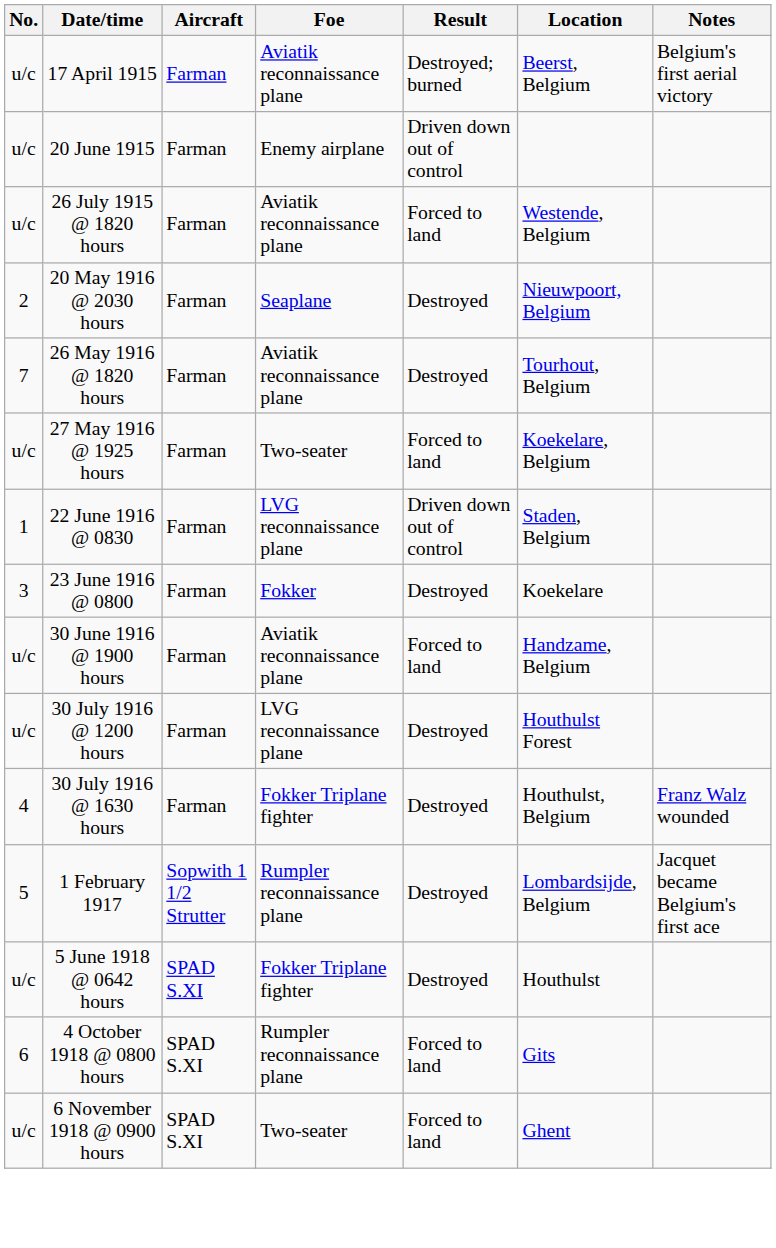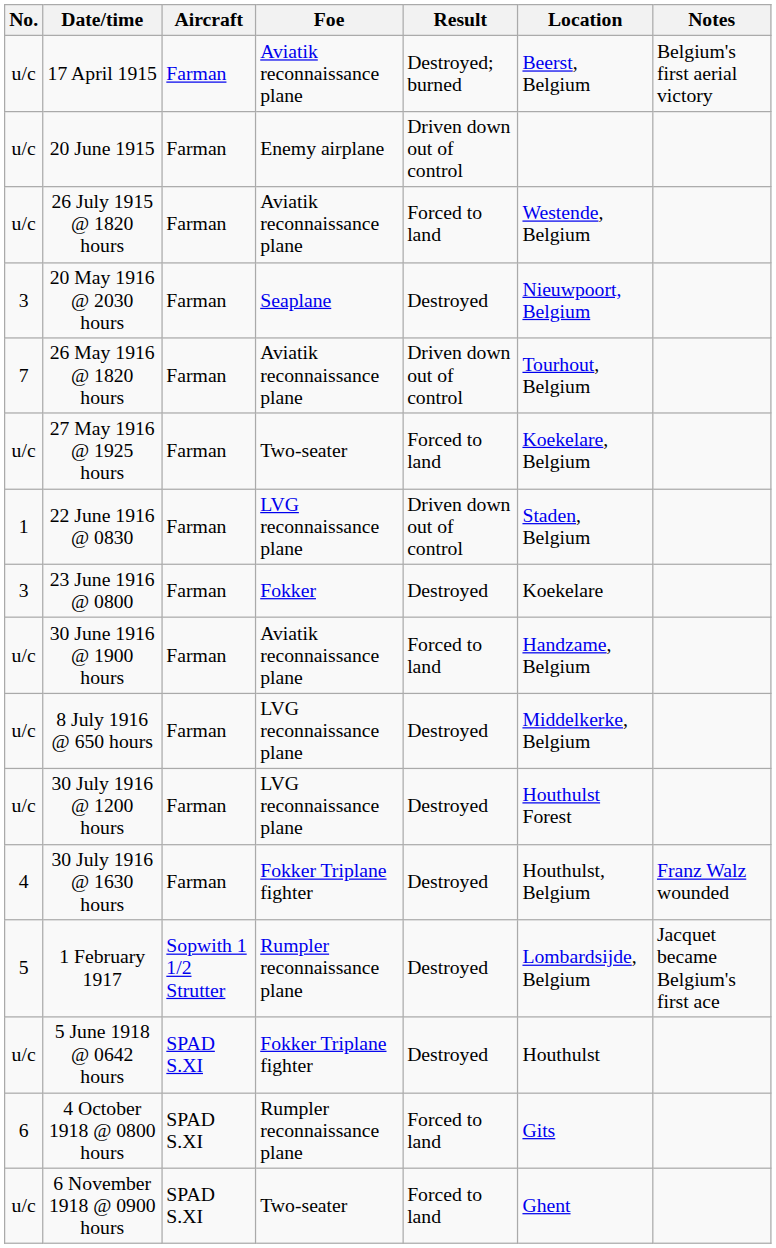(24, 299) 2 -> (24, 299) 3
(448, 375) Destroyed -> (459, 375) Driven down out of control
+ row: (102, 730)
